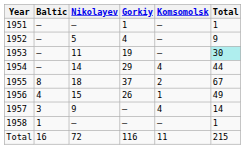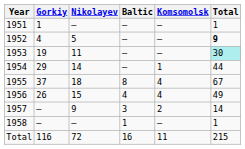columns swapped: (137, 11) <-> (52, 11)
(215, 39) normal -> (215, 39) bold
(160, 67) 4 -> (160, 67) 1
(160, 81) 2 -> (160, 81) 4
(160, 95) 1 -> (160, 95) 4
(160, 109) 4 -> (160, 109) 2
